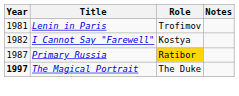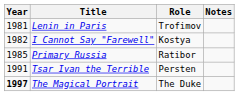(17, 55) 1987 -> (17, 55) 1985
(177, 55) gold background -> (177, 55) no background
+ row: (90, 69)
